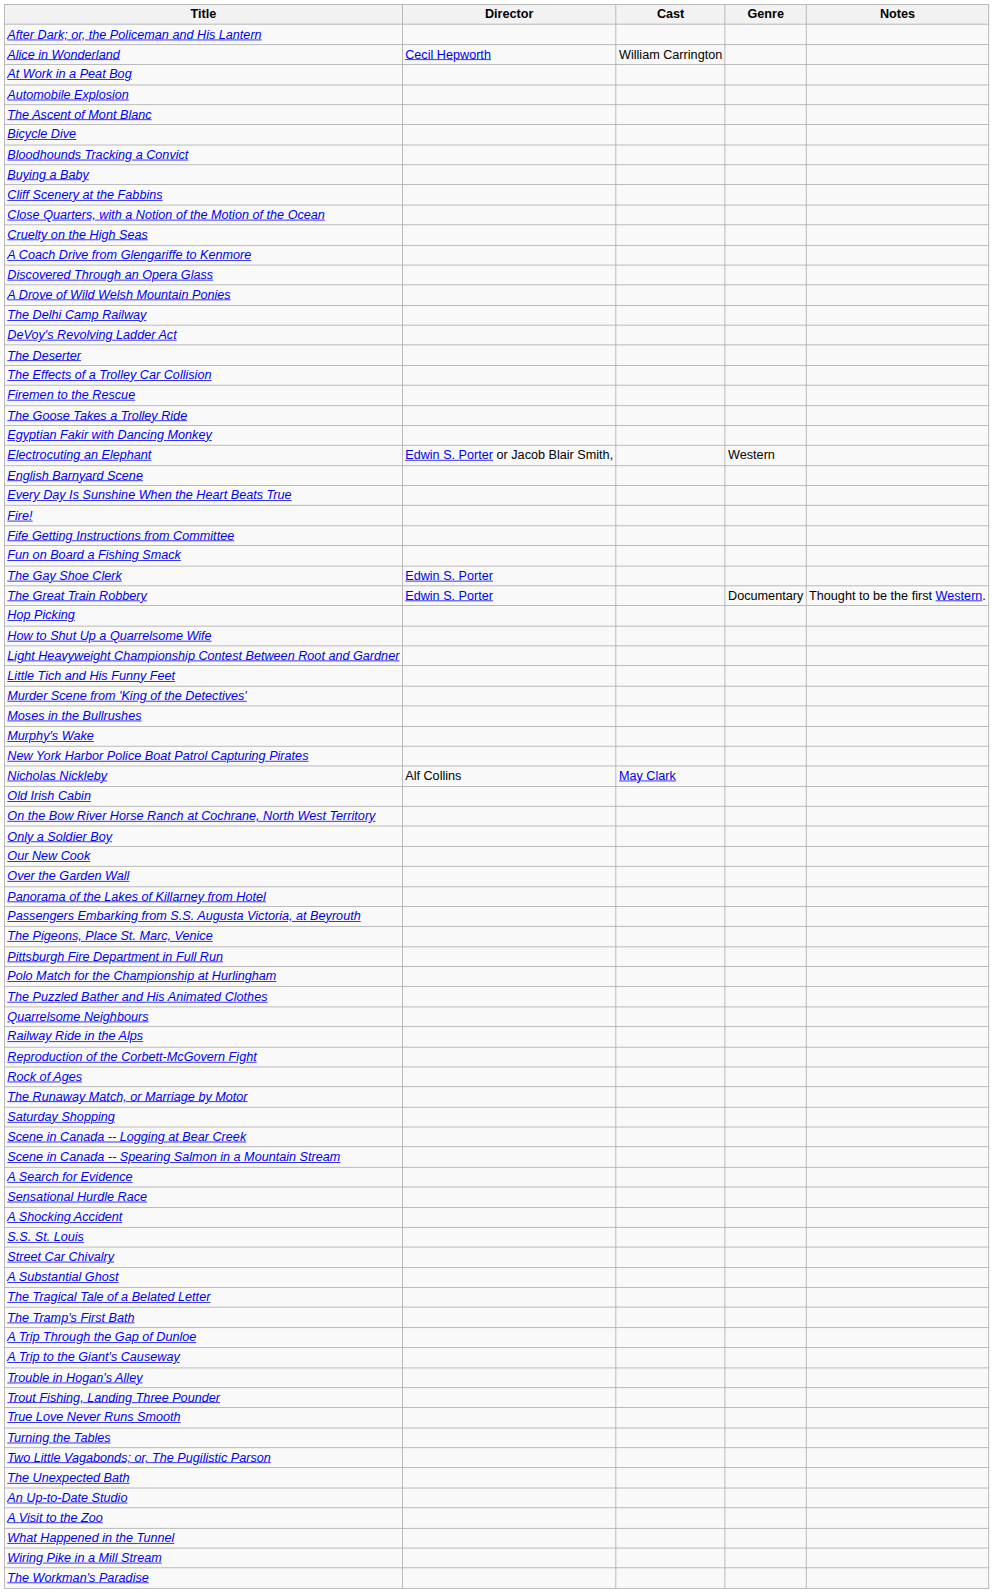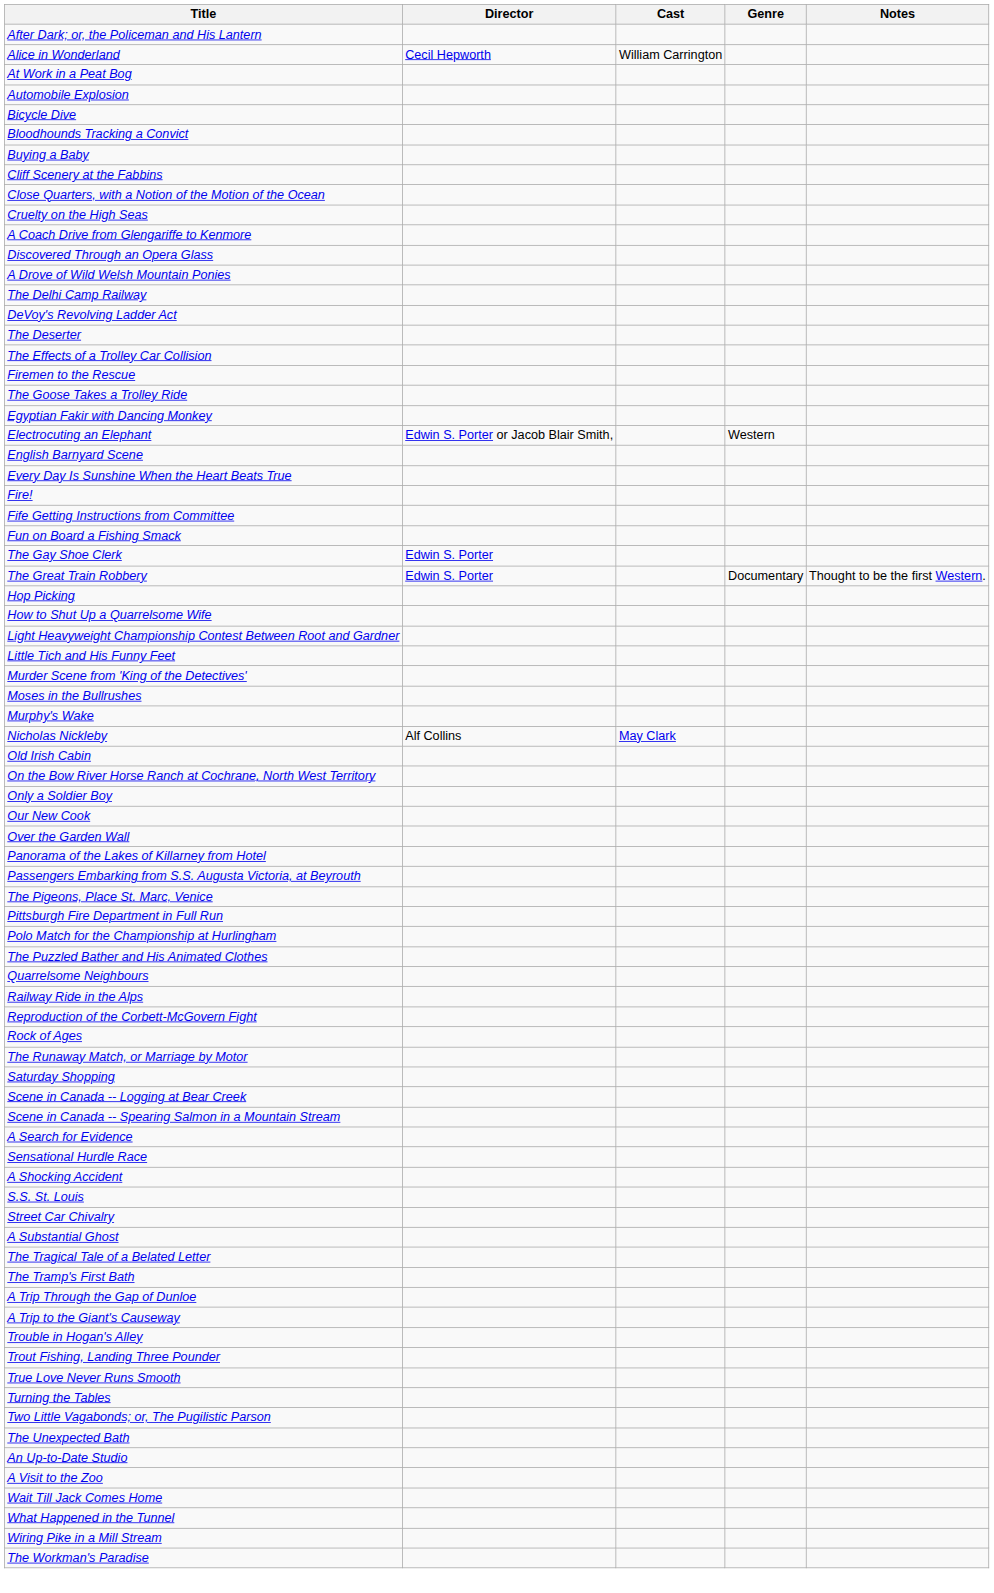- row: (79, 114)
- row: (158, 756)
+ row: (85, 1497)
